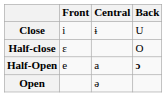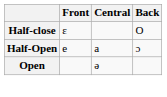- row: (32, 30)
(138, 65) bold -> (138, 48) normal
